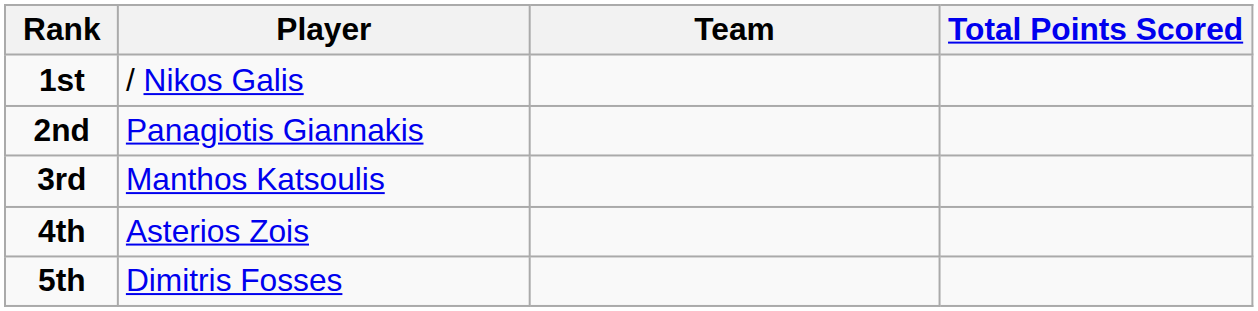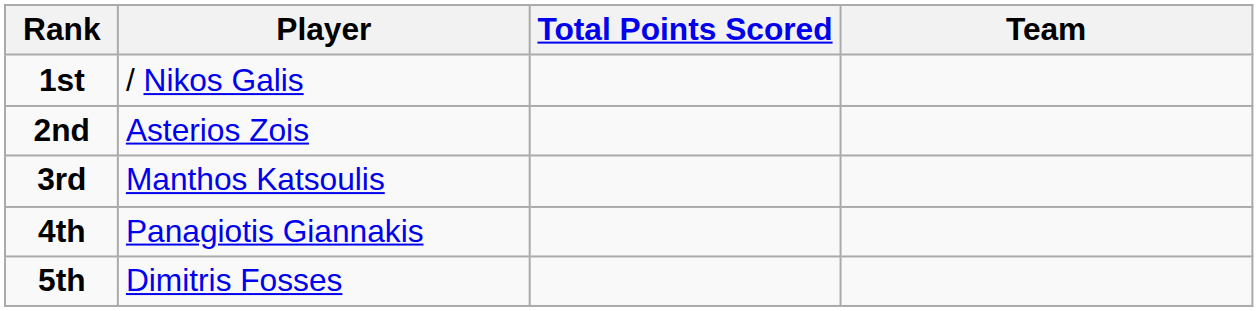columns swapped: (734, 29) <-> (1096, 29)
(275, 130) Panagiotis Giannakis -> (217, 130) Asterios Zois
(217, 230) Asterios Zois -> (275, 230) Panagiotis Giannakis
